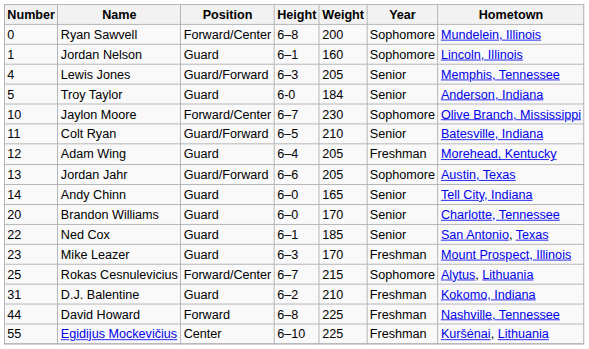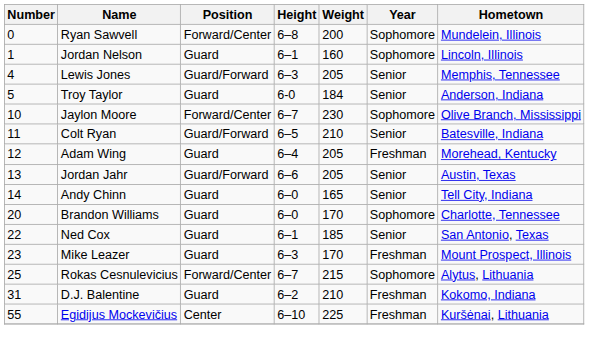(402, 174) Sophomore -> (388, 174) Senior
(388, 214) Senior -> (402, 214) Sophomore
- row: (100, 314)
